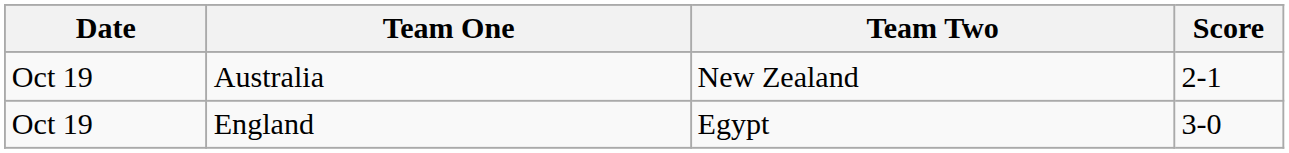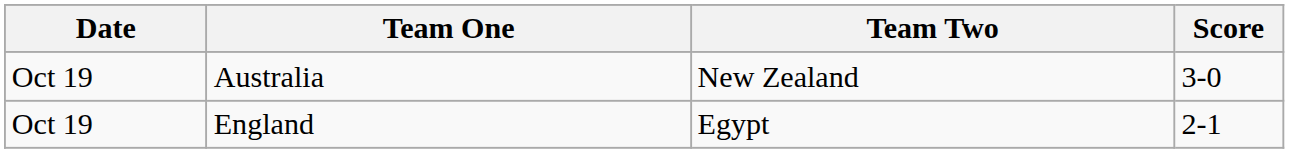(1202, 76) 2-1 -> (1202, 76) 3-0
(1202, 123) 3-0 -> (1202, 123) 2-1
